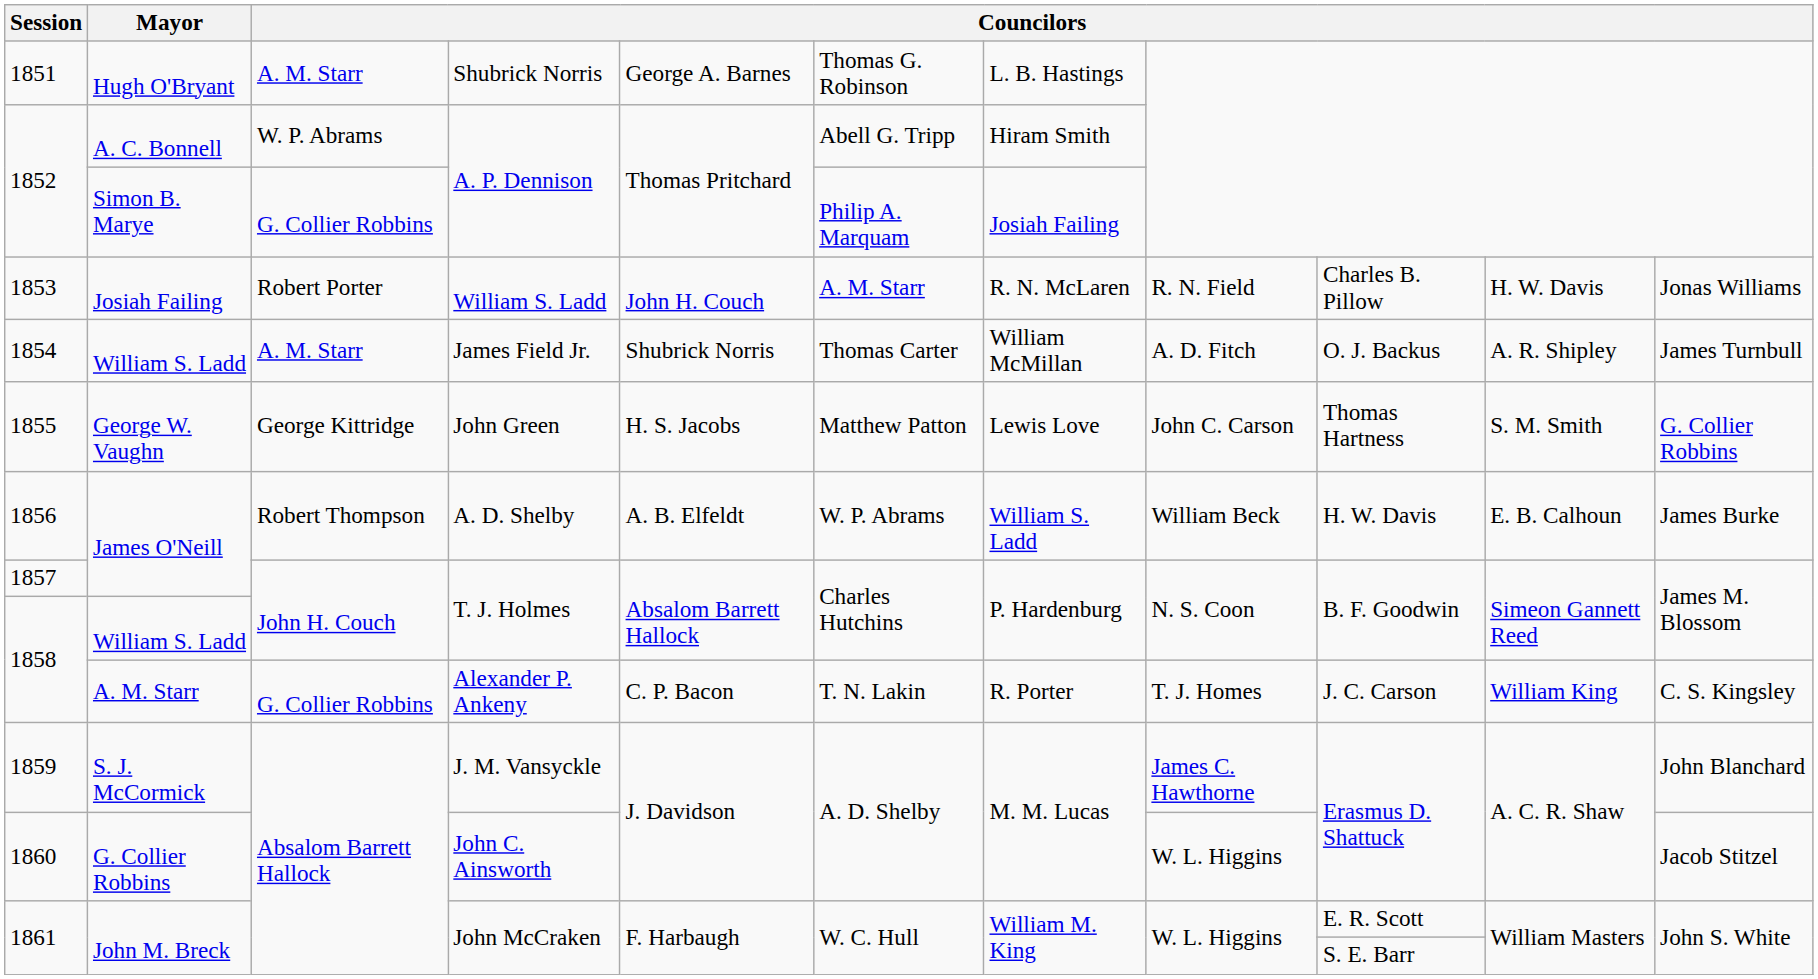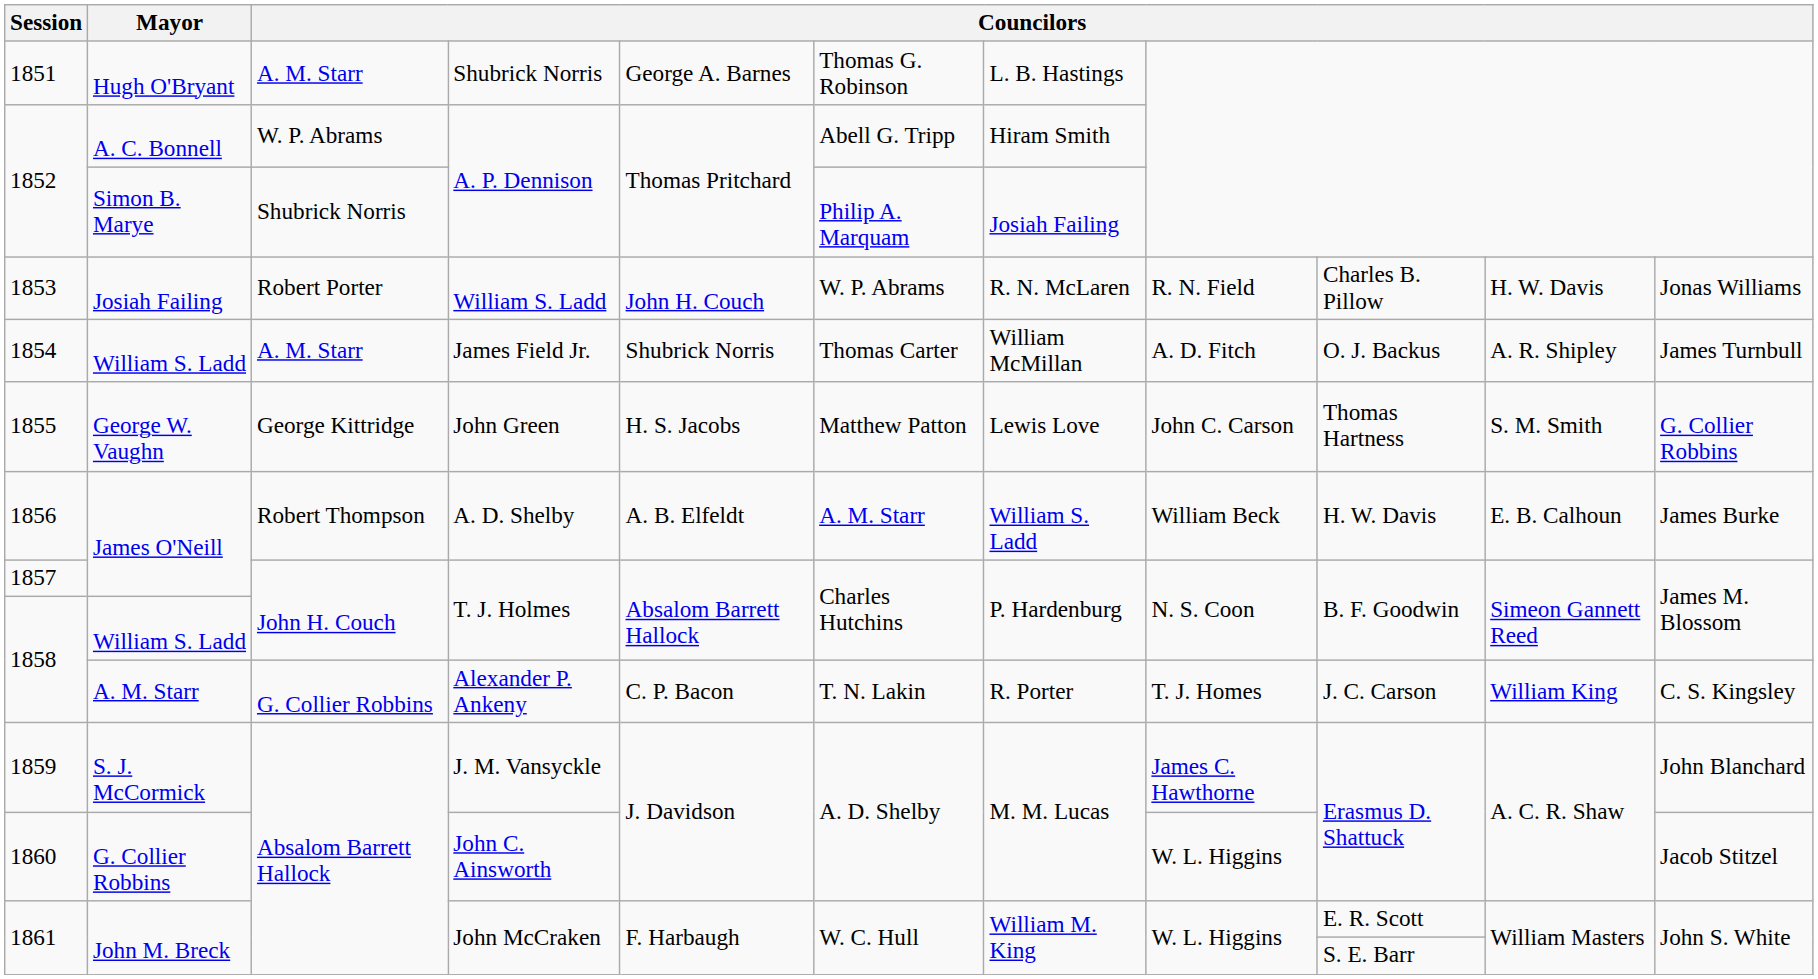(345, 224) G. Collier Robbins -> (331, 211) Shubrick Norris
(872, 287) A. M. Starr -> (882, 287) W. P. Abrams
(882, 515) W. P. Abrams -> (872, 515) A. M. Starr
